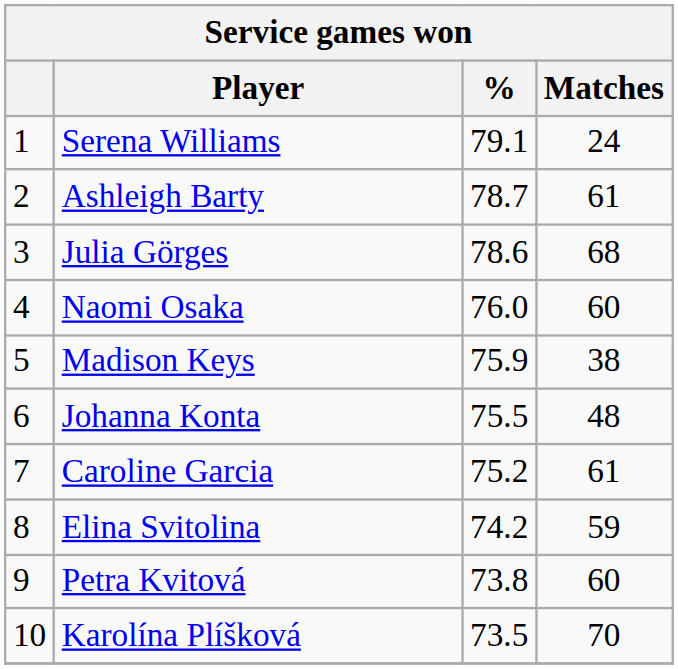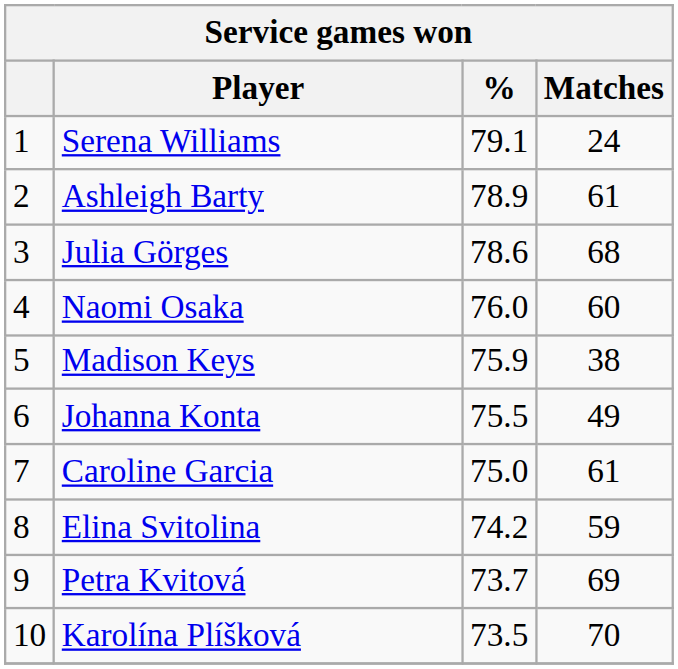(499, 196) 78.7 -> (499, 196) 78.9
(604, 416) 48 -> (604, 416) 49
(499, 471) 75.2 -> (499, 471) 75.0
(499, 580) 73.8 -> (499, 580) 73.7
(604, 580) 60 -> (604, 580) 69
